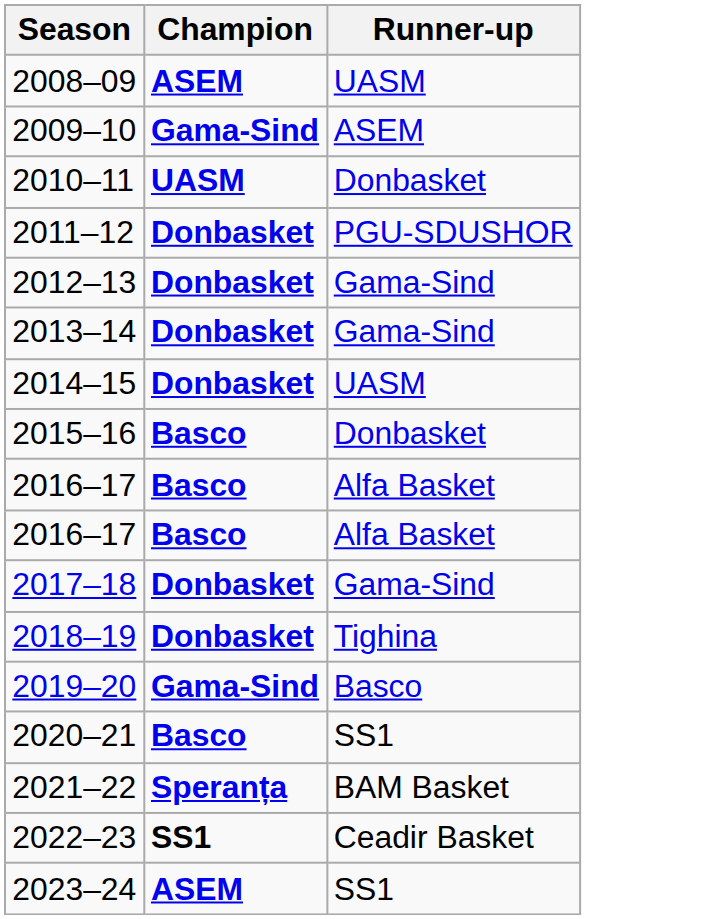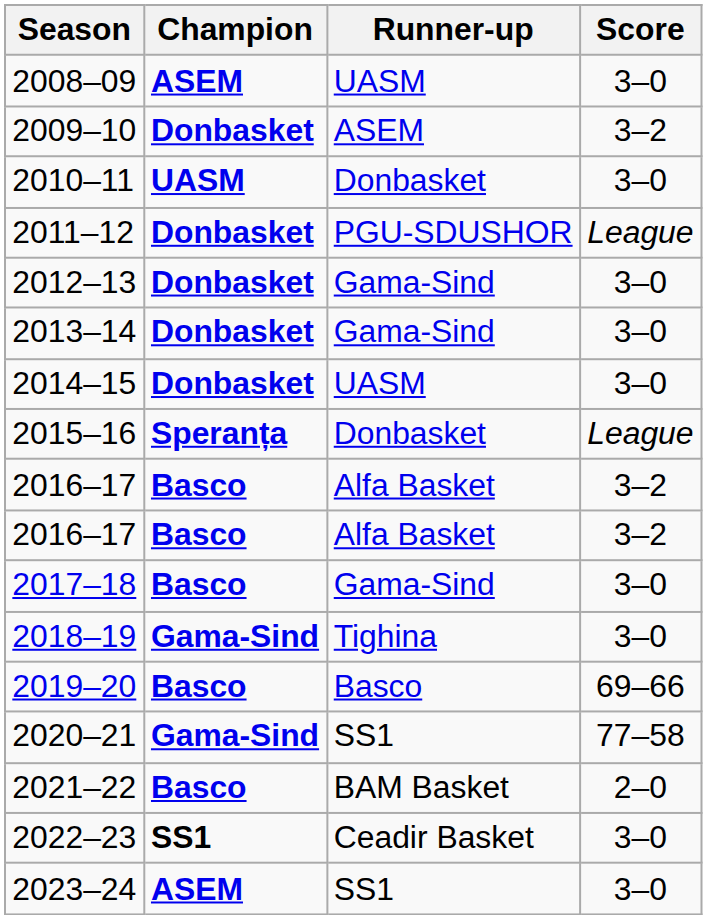+ column: (640, 29)
(235, 130) Gama-Sind -> (232, 130) Donbasket
(199, 433) Basco -> (219, 433) Speranța
(232, 585) Donbasket -> (199, 585) Basco
(232, 635) Donbasket -> (235, 635) Gama-Sind
(235, 686) Gama-Sind -> (199, 686) Basco
(199, 736) Basco -> (235, 736) Gama-Sind
(219, 787) Speranța -> (199, 787) Basco
